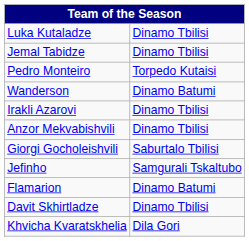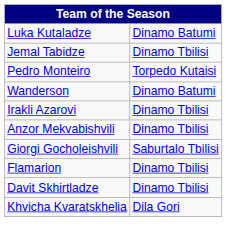(170, 33) Dinamo Tbilisi -> (174, 33) Dinamo Batumi
- row: (27, 168)
(174, 187) Dinamo Batumi -> (170, 168) Dinamo Tbilisi
